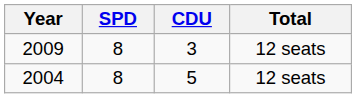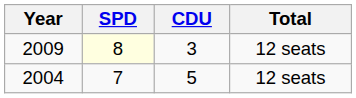(118, 48) no background -> (118, 48) lightyellow background
(118, 78) 8 -> (118, 78) 7
